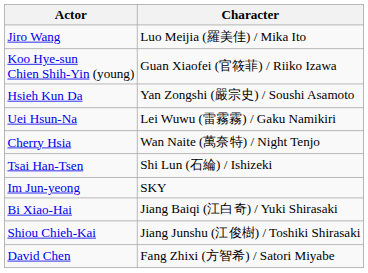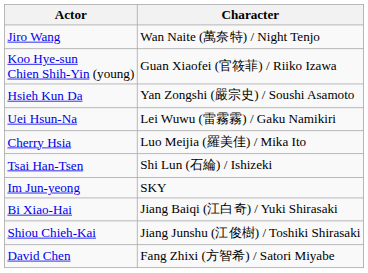(223, 36) Luo Meijia (羅美佳) / Mika Ito -> (230, 36) Wan Naite (萬奈特) / Night Tenjo
(230, 141) Wan Naite (萬奈特) / Night Tenjo -> (223, 141) Luo Meijia (羅美佳) / Mika Ito
